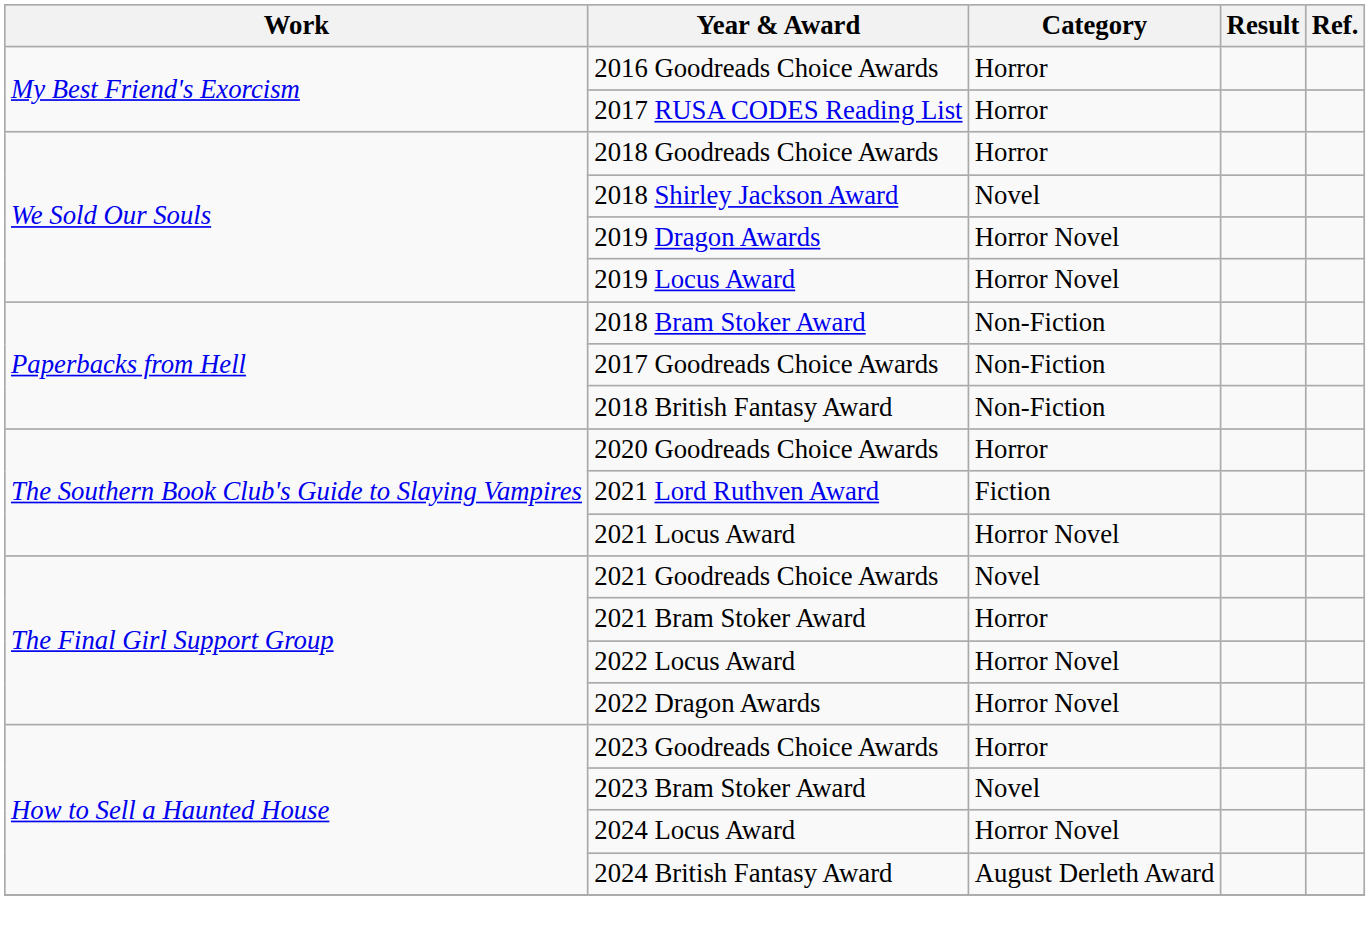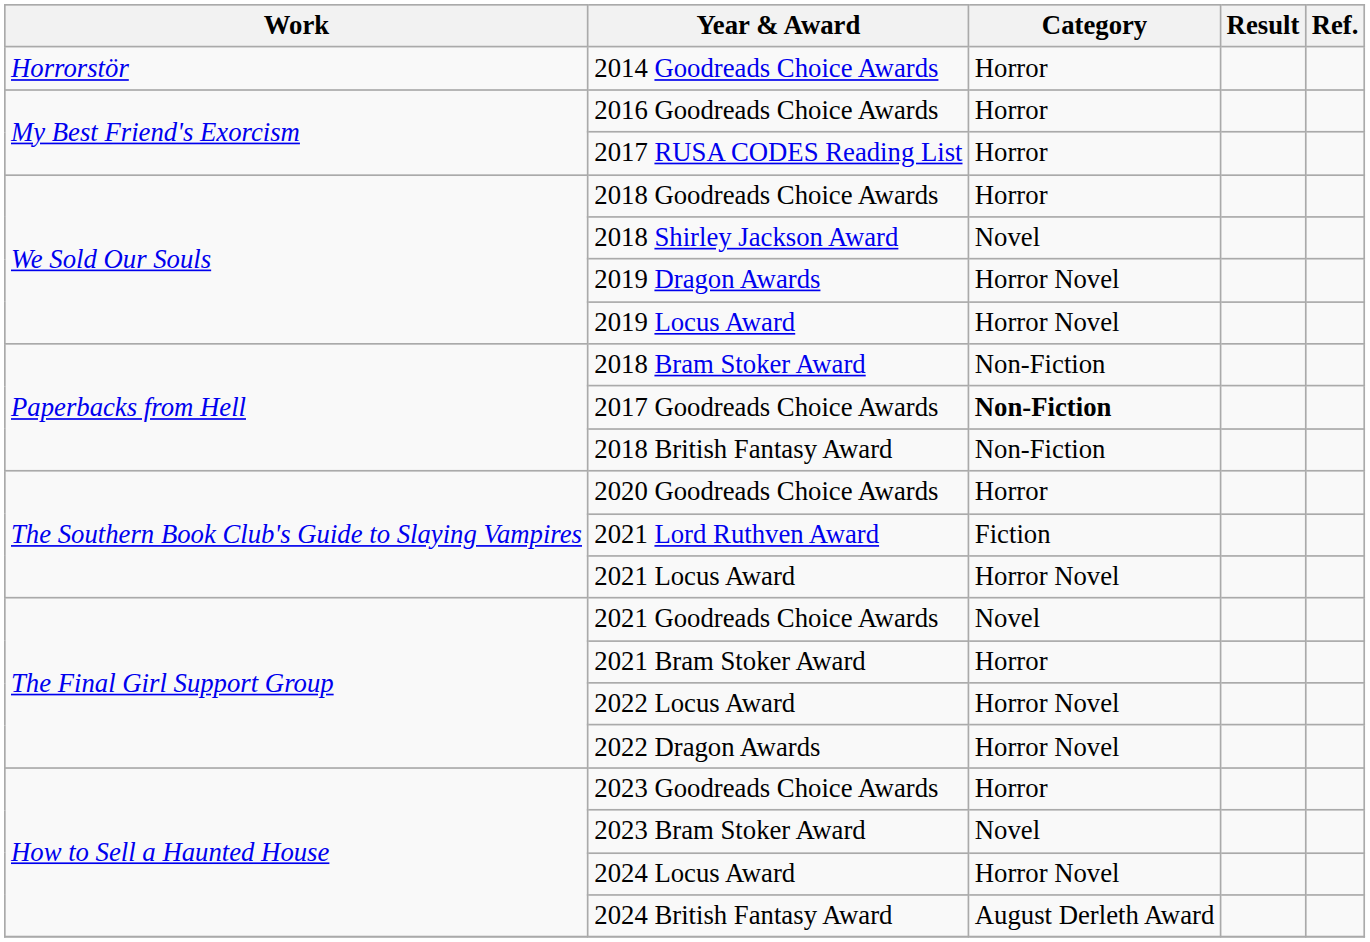+ row: (766, 68)
(1040, 364) normal -> (1043, 407) bold
